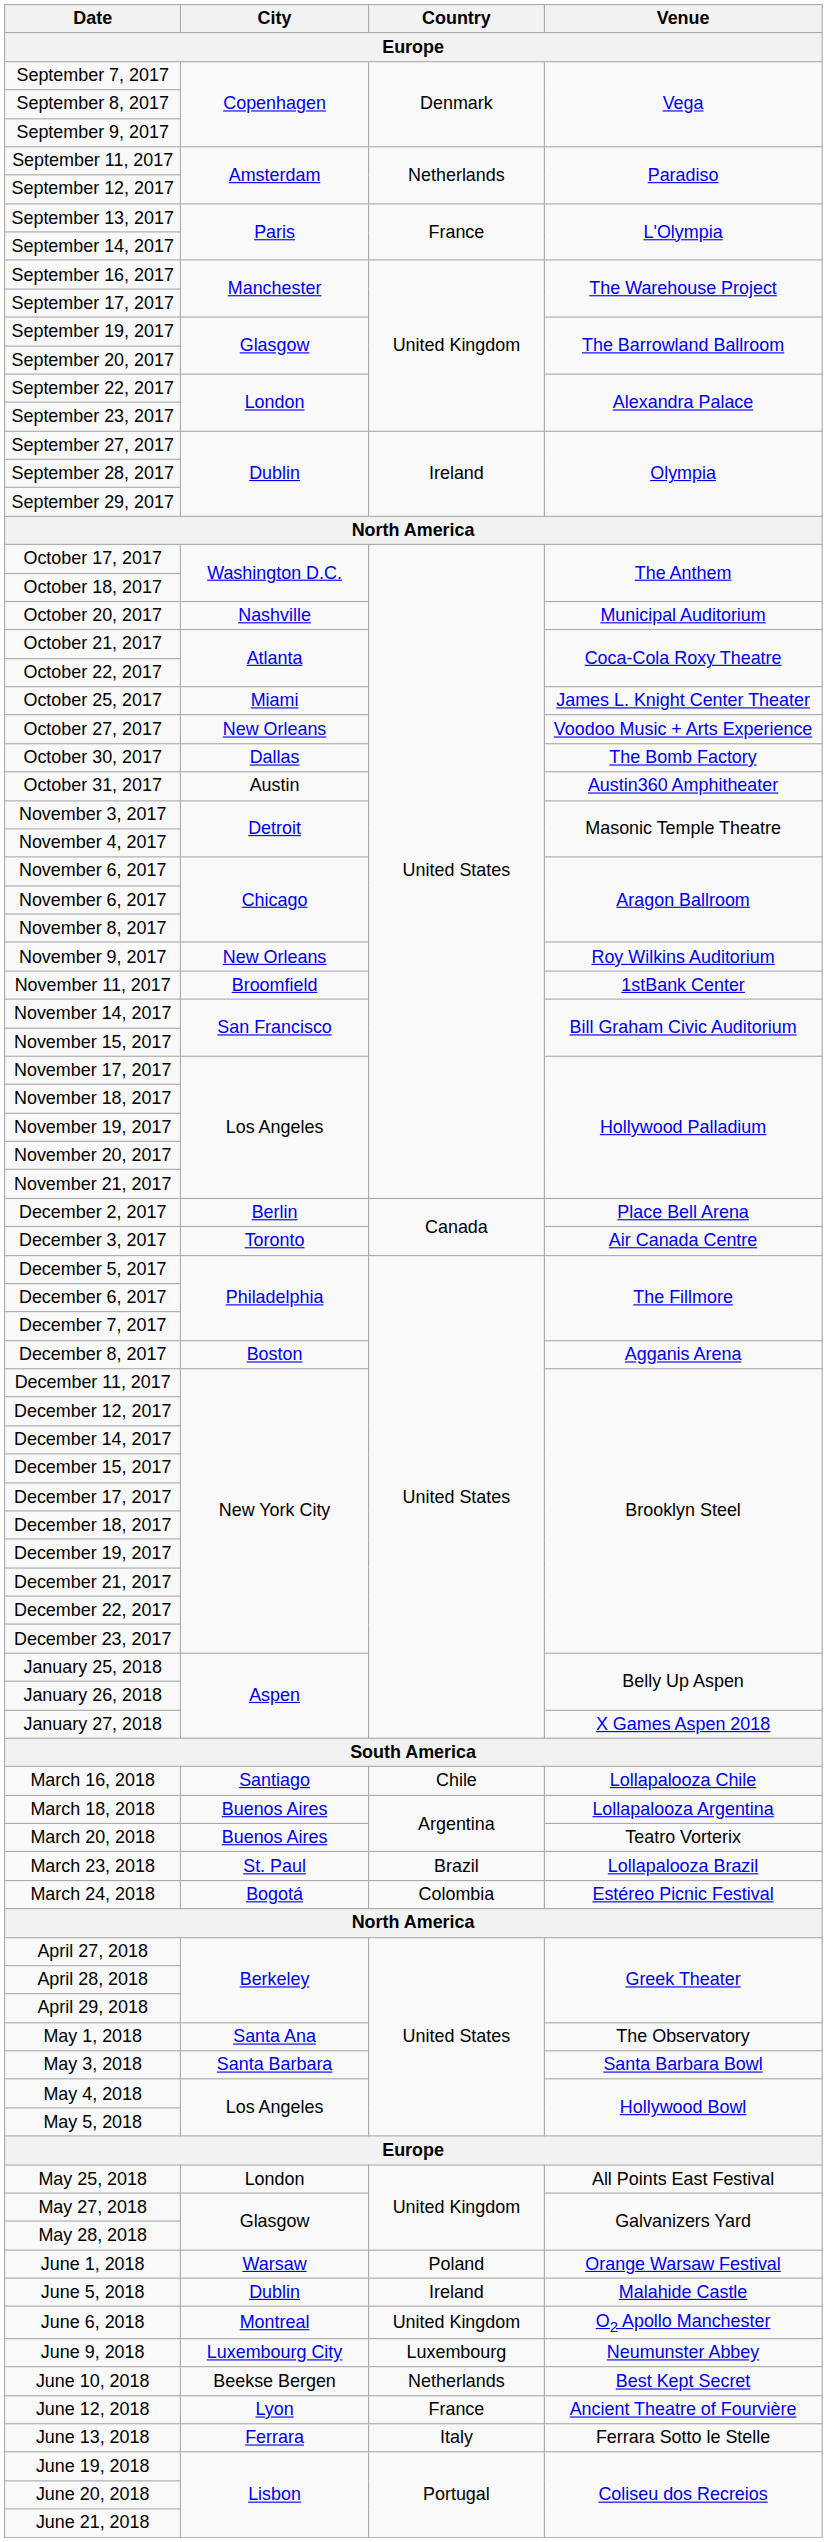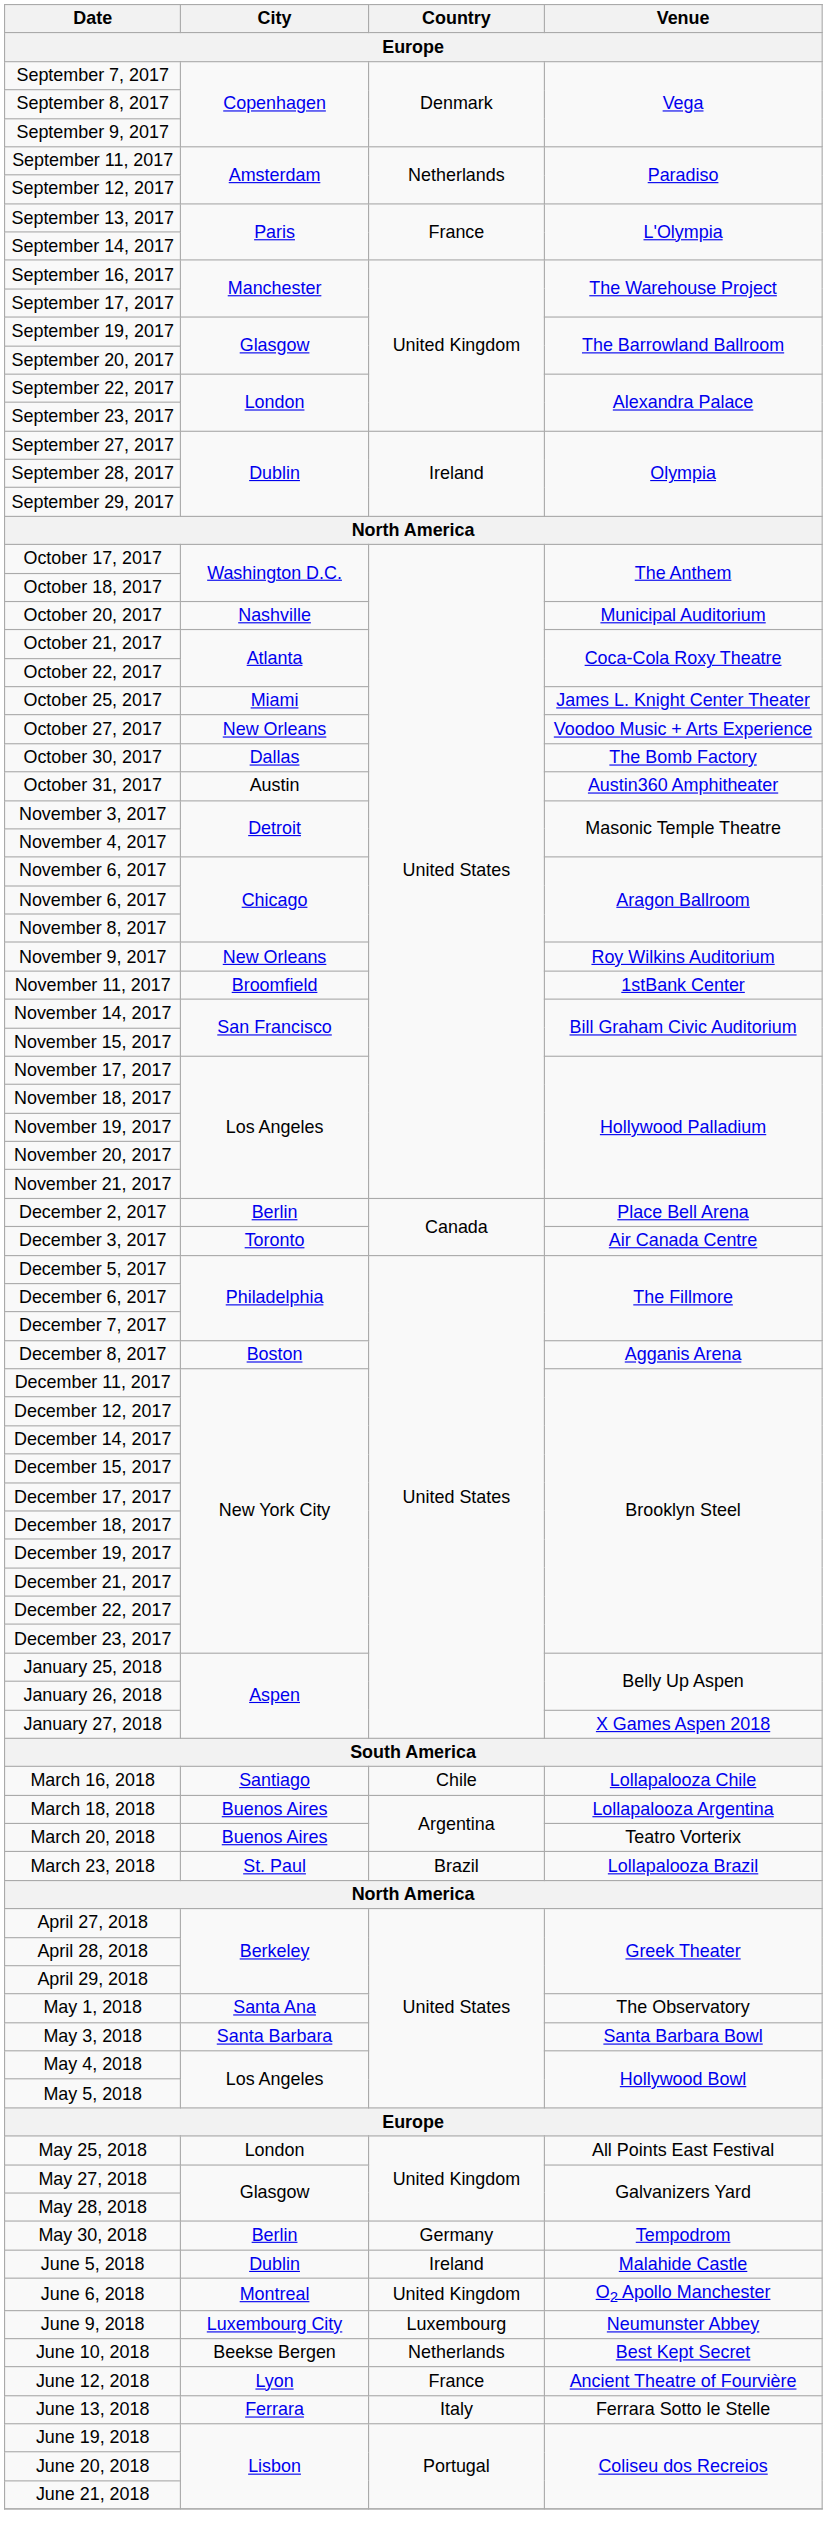- row: (93, 1894)
+ row: (93, 2235)
- row: (93, 2263)
